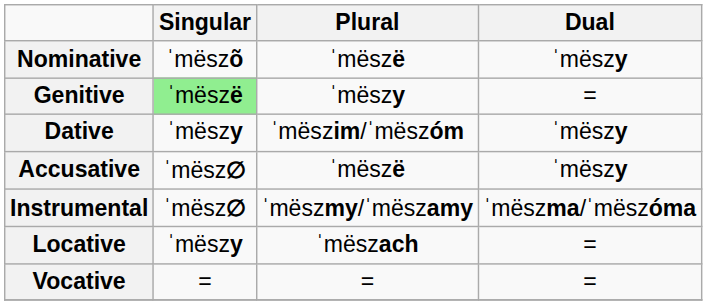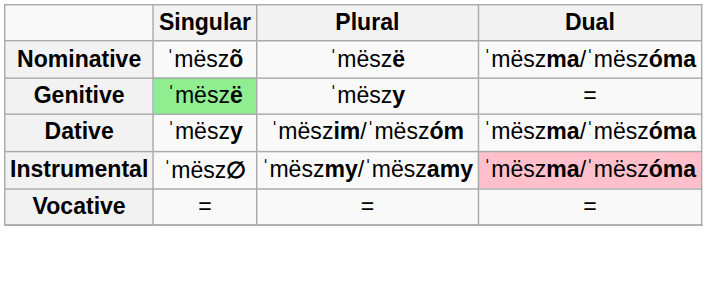(590, 59) ˈmëszy -> (590, 59) ˈmëszma/ˈmëszóma
(590, 132) ˈmëszy -> (590, 132) ˈmëszma/ˈmëszóma
- row: (79, 169)
(590, 207) no background -> (590, 169) pink background
- row: (79, 244)
